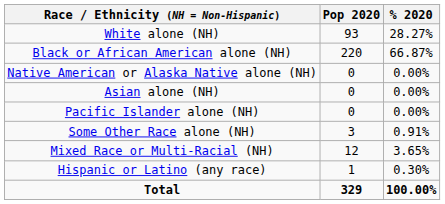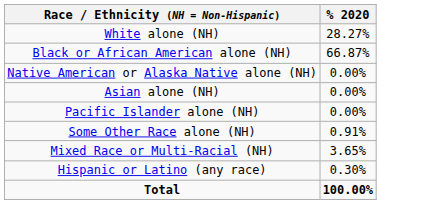- column: (351, 14)
